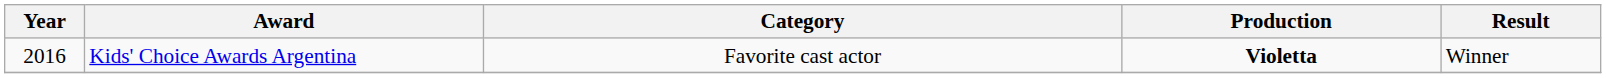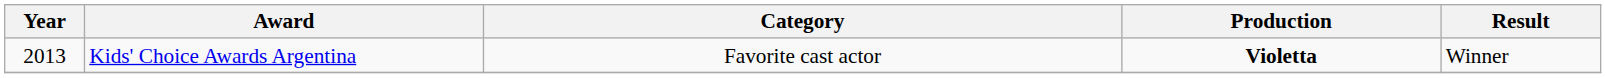(45, 55) 2016 -> (45, 55) 2013
